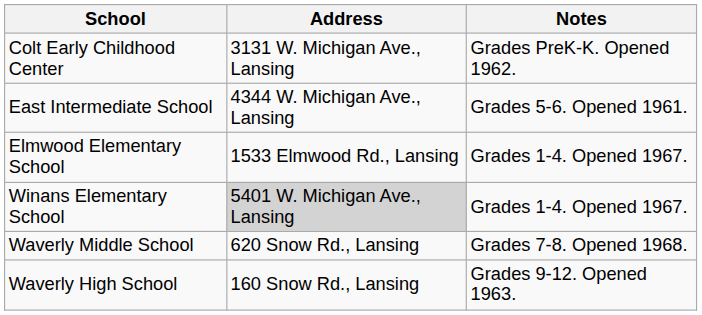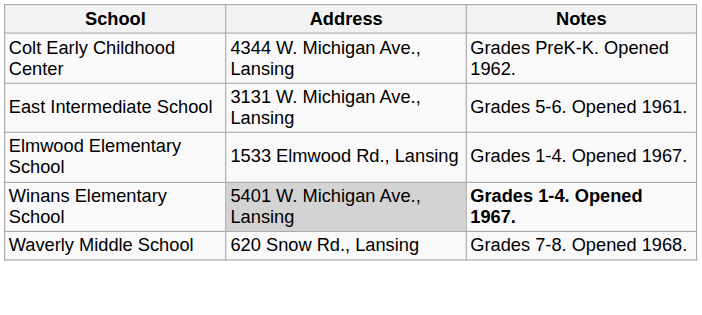(326, 58) 3131 W. Michigan Ave., Lansing -> (326, 58) 4344 W. Michigan Ave., Lansing
(326, 107) 4344 W. Michigan Ave., Lansing -> (326, 107) 3131 W. Michigan Ave., Lansing
(579, 206) normal -> (556, 206) bold
- row: (93, 284)
